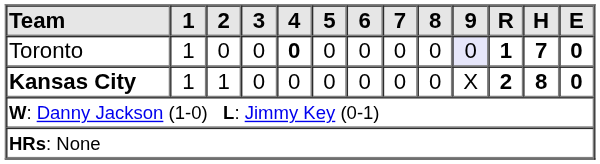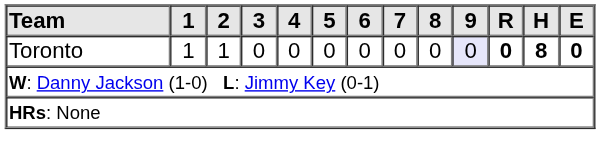(224, 51) 0 -> (224, 51) 1
(294, 51) bold -> (294, 51) normal
(506, 51) 1 -> (506, 51) 0
(541, 51) 7 -> (541, 51) 8
- row: (73, 81)
